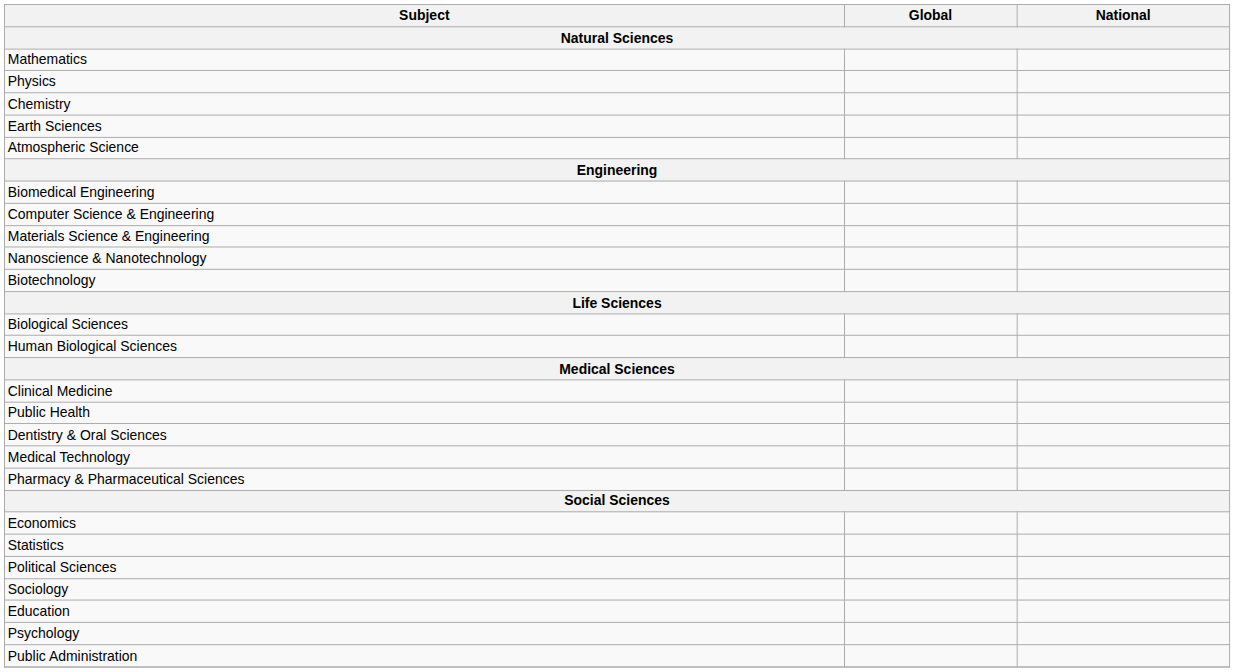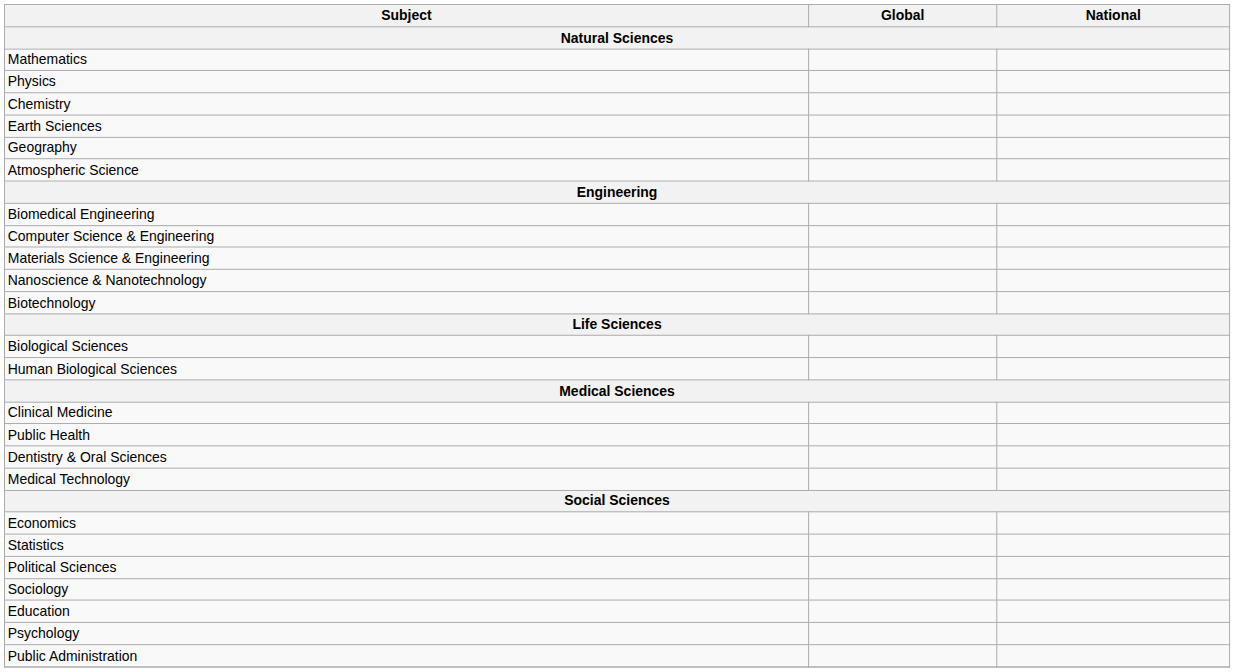+ row: (42, 148)
- row: (126, 479)
